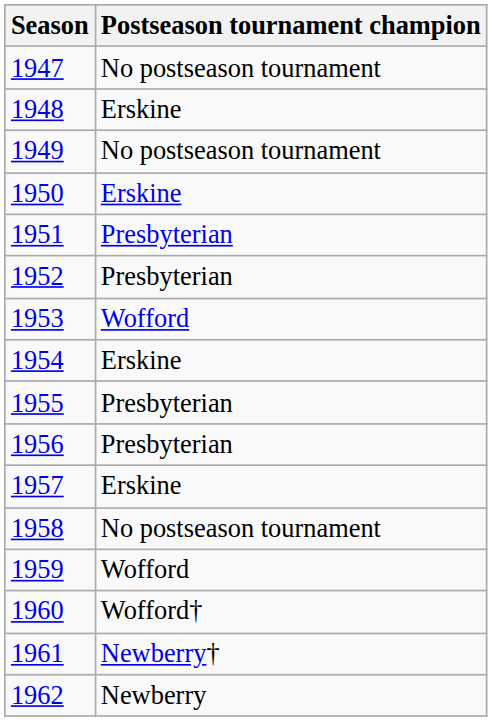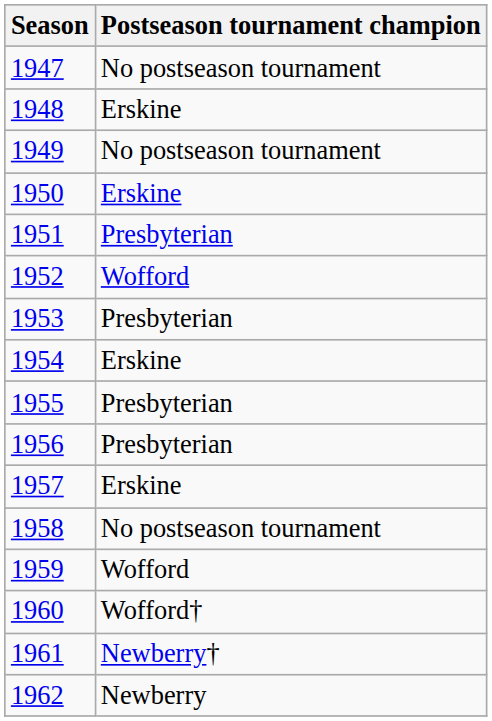(167, 276) Presbyterian -> (145, 276) Wofford
(145, 318) Wofford -> (167, 318) Presbyterian
